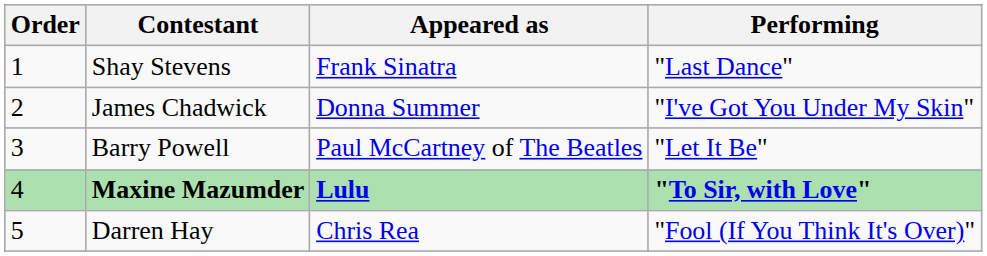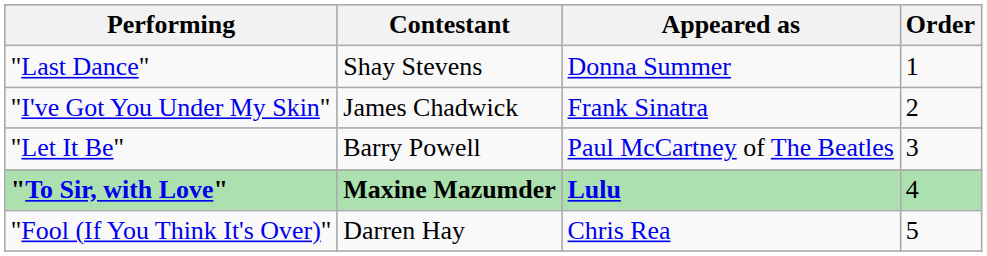columns swapped: (45, 25) <-> (815, 25)
(386, 66) Frank Sinatra -> (649, 66) Donna Summer
(398, 107) Donna Summer -> (638, 107) Frank Sinatra
